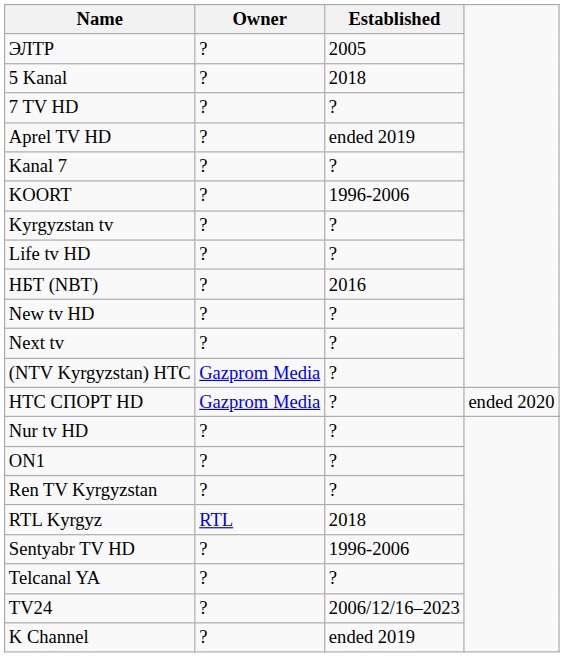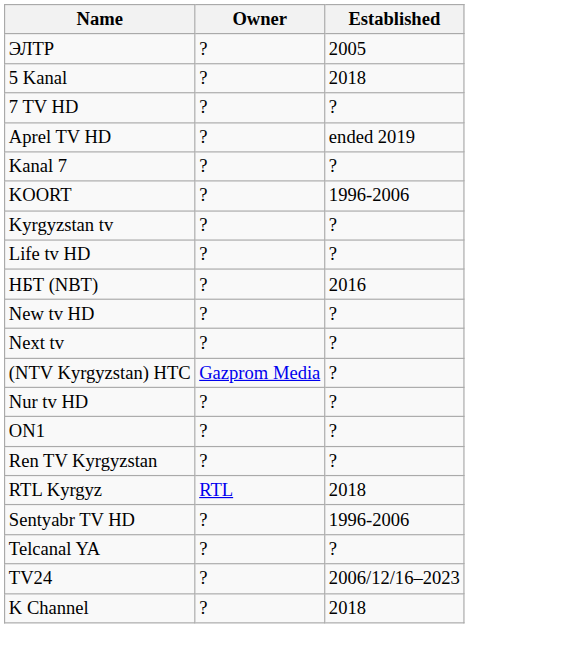- row: (76, 401)
(372, 637) ended 2019 -> (347, 607) 2018
